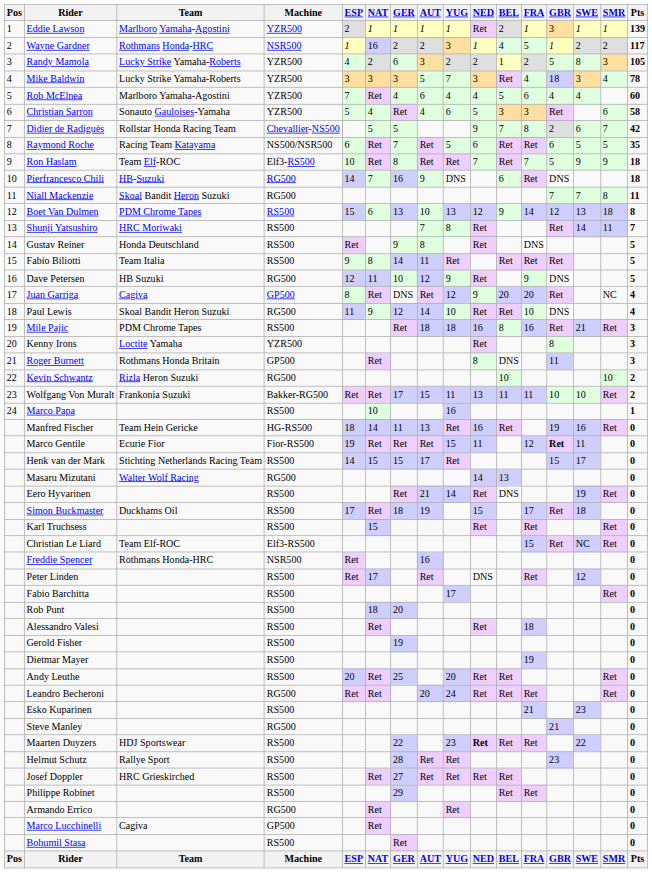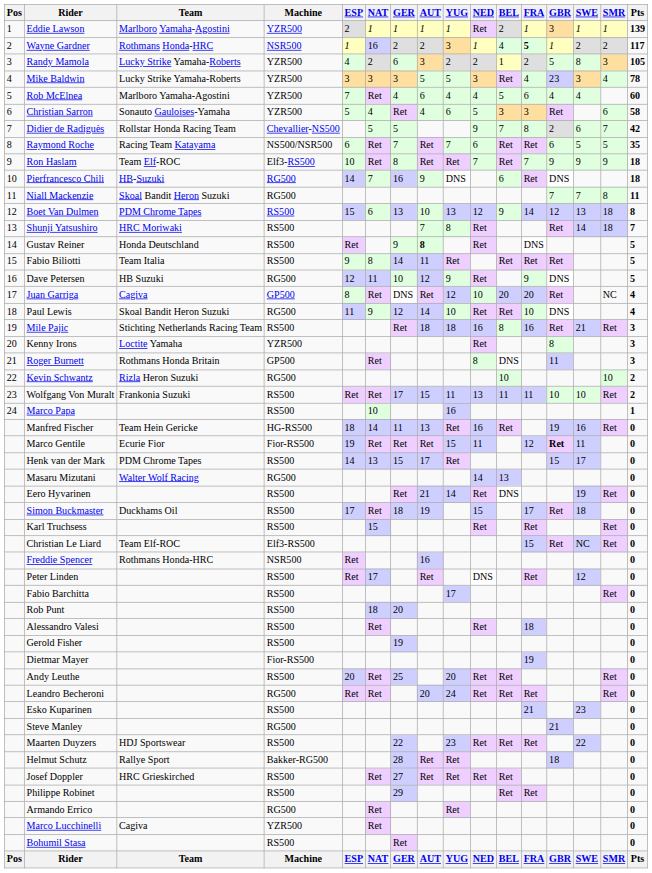(526, 45) normal -> (526, 45) bold
(448, 78) 7 -> (448, 78) 5
(554, 78) 18 -> (554, 78) 23
(448, 145) 5 -> (448, 145) 7
(552, 161) 5 -> (552, 161) 9
(608, 228) 11 -> (608, 228) 18
(422, 244) normal -> (422, 244) bold
(475, 294) 9 -> (478, 294) 10
(160, 327) PDM Chrome Tapes -> (191, 327) Stichting Netherlands Racing Team
(297, 394) Bakker-RG500 -> (281, 394) RS500
(191, 460) Stichting Netherlands Racing Team -> (160, 460) PDM Chrome Tapes
(373, 460) 15 -> (373, 460) 13
(281, 659) RS500 -> (290, 659) Fior-RS500
(480, 742) bold -> (480, 742) normal
(281, 759) RS500 -> (297, 759) Bakker-RG500
(554, 759) 23 -> (554, 759) 18
(281, 825) GP500 -> (284, 825) YZR500
